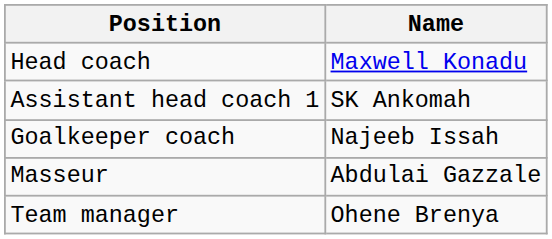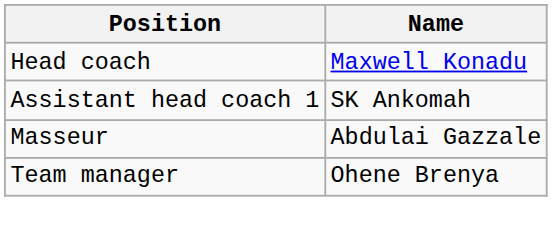- row: (123, 138)
